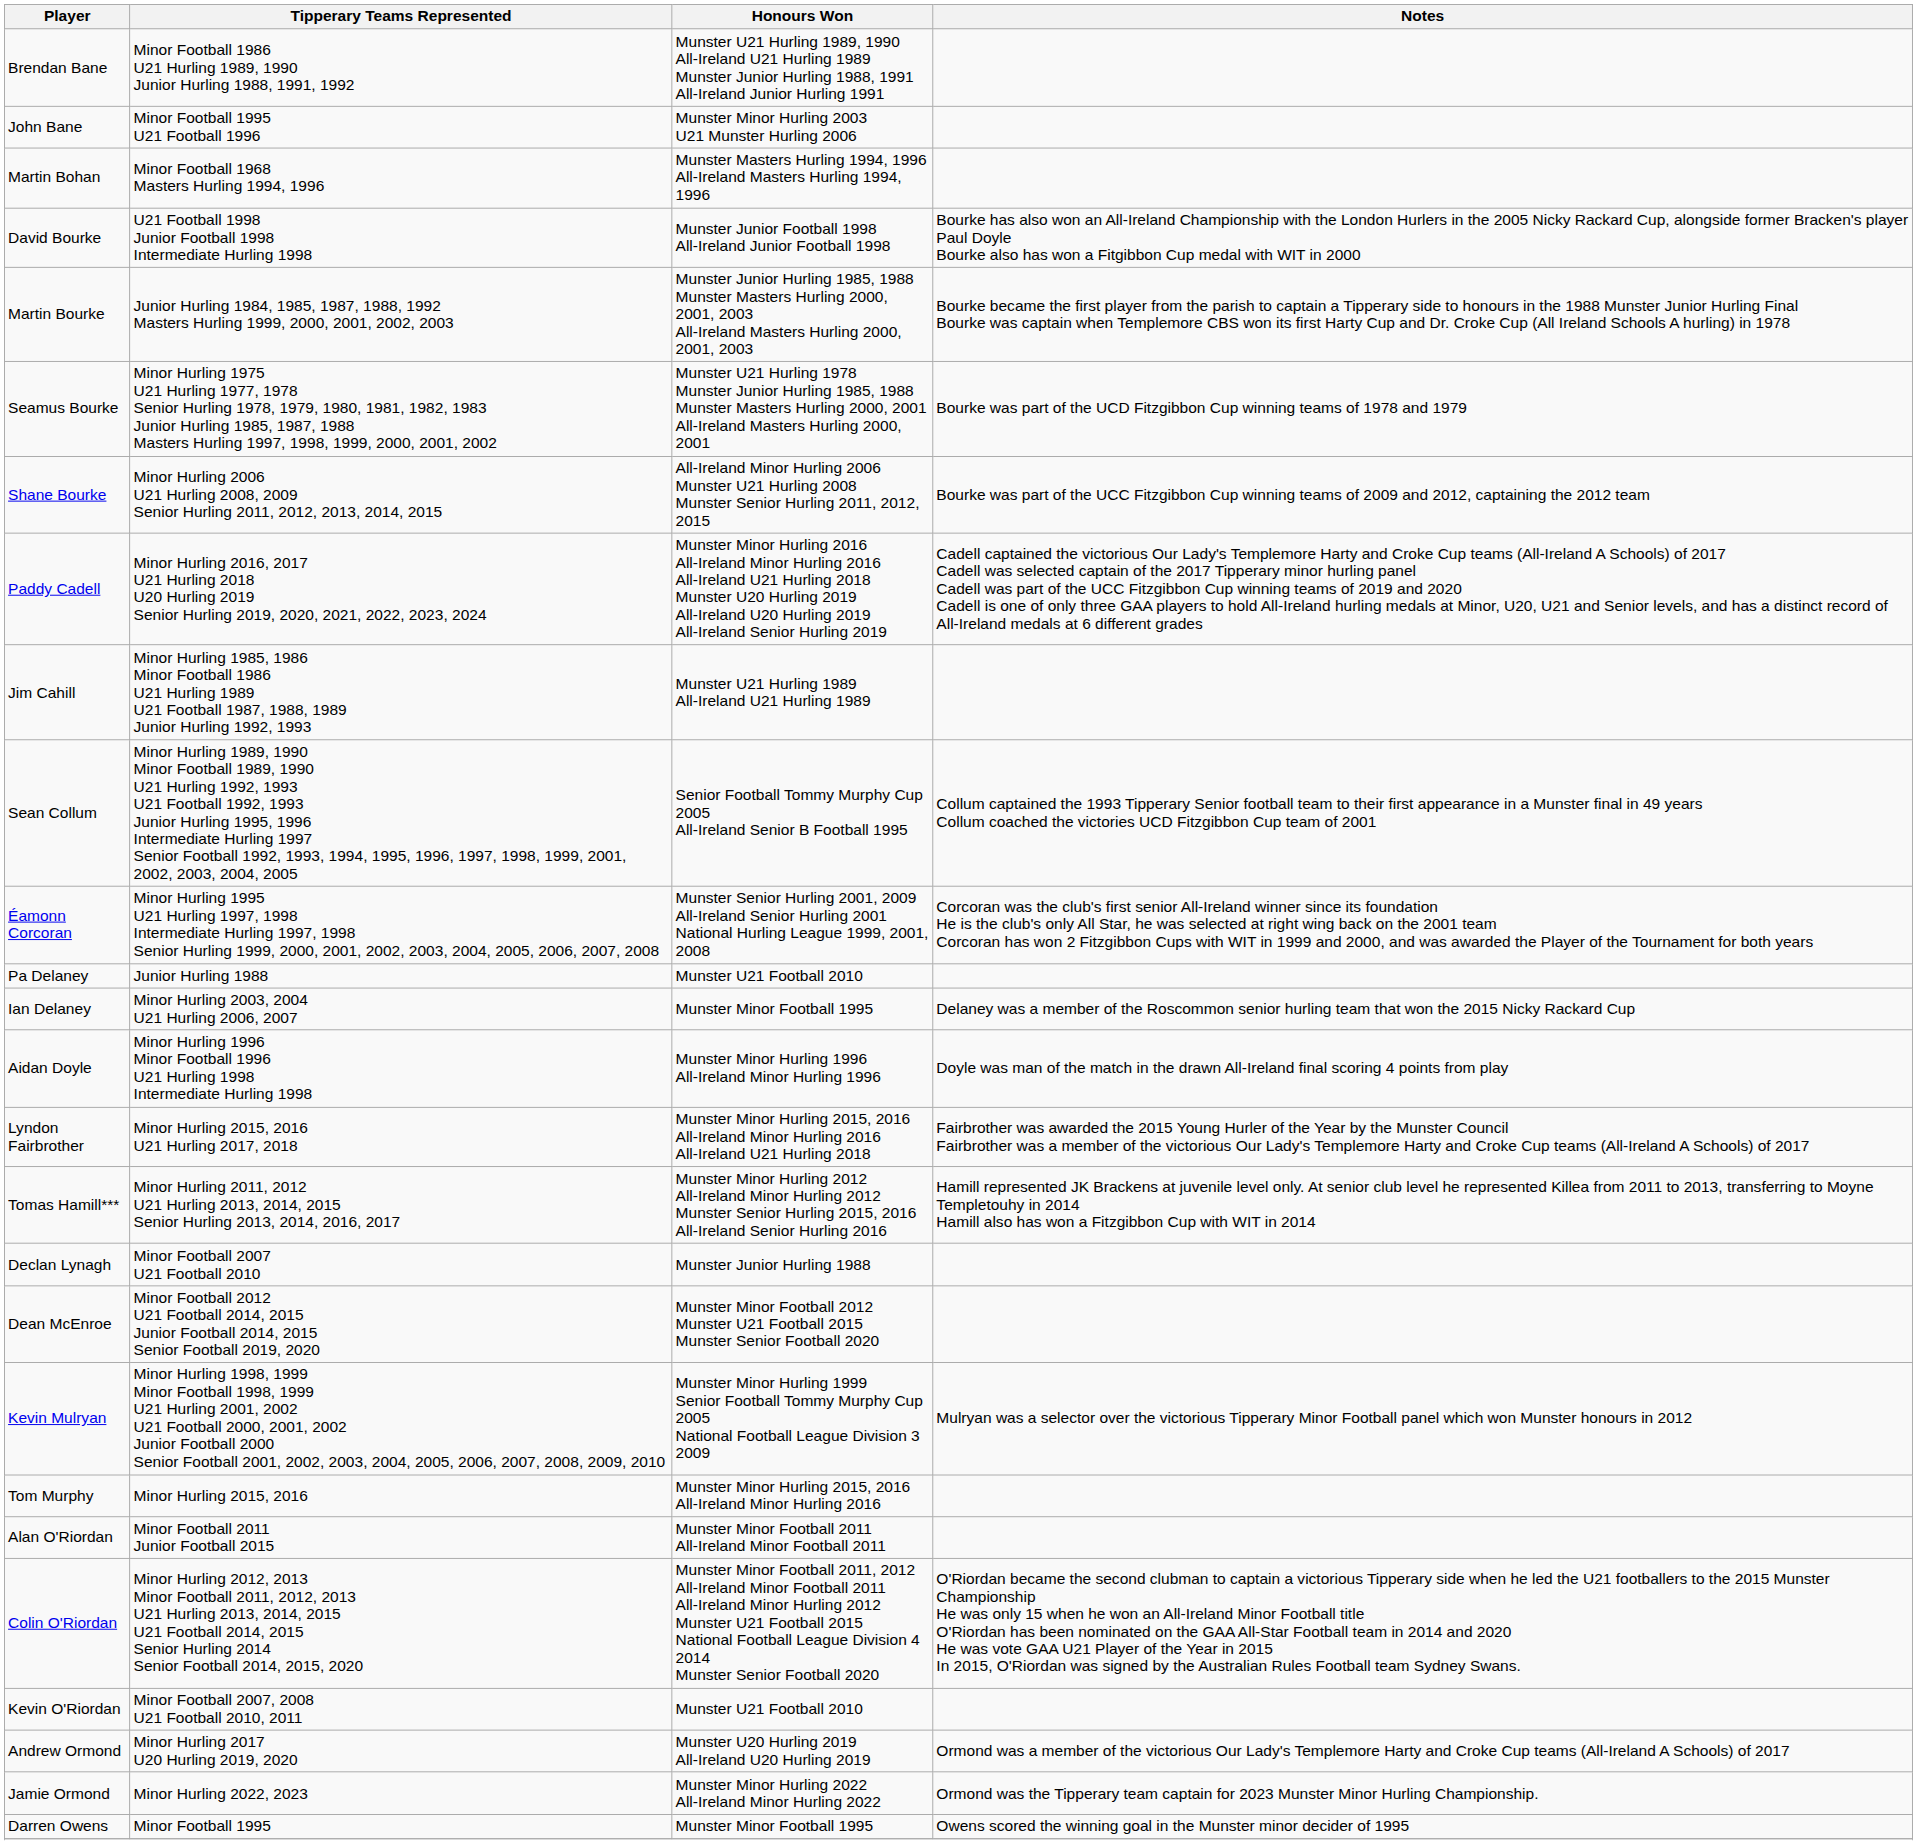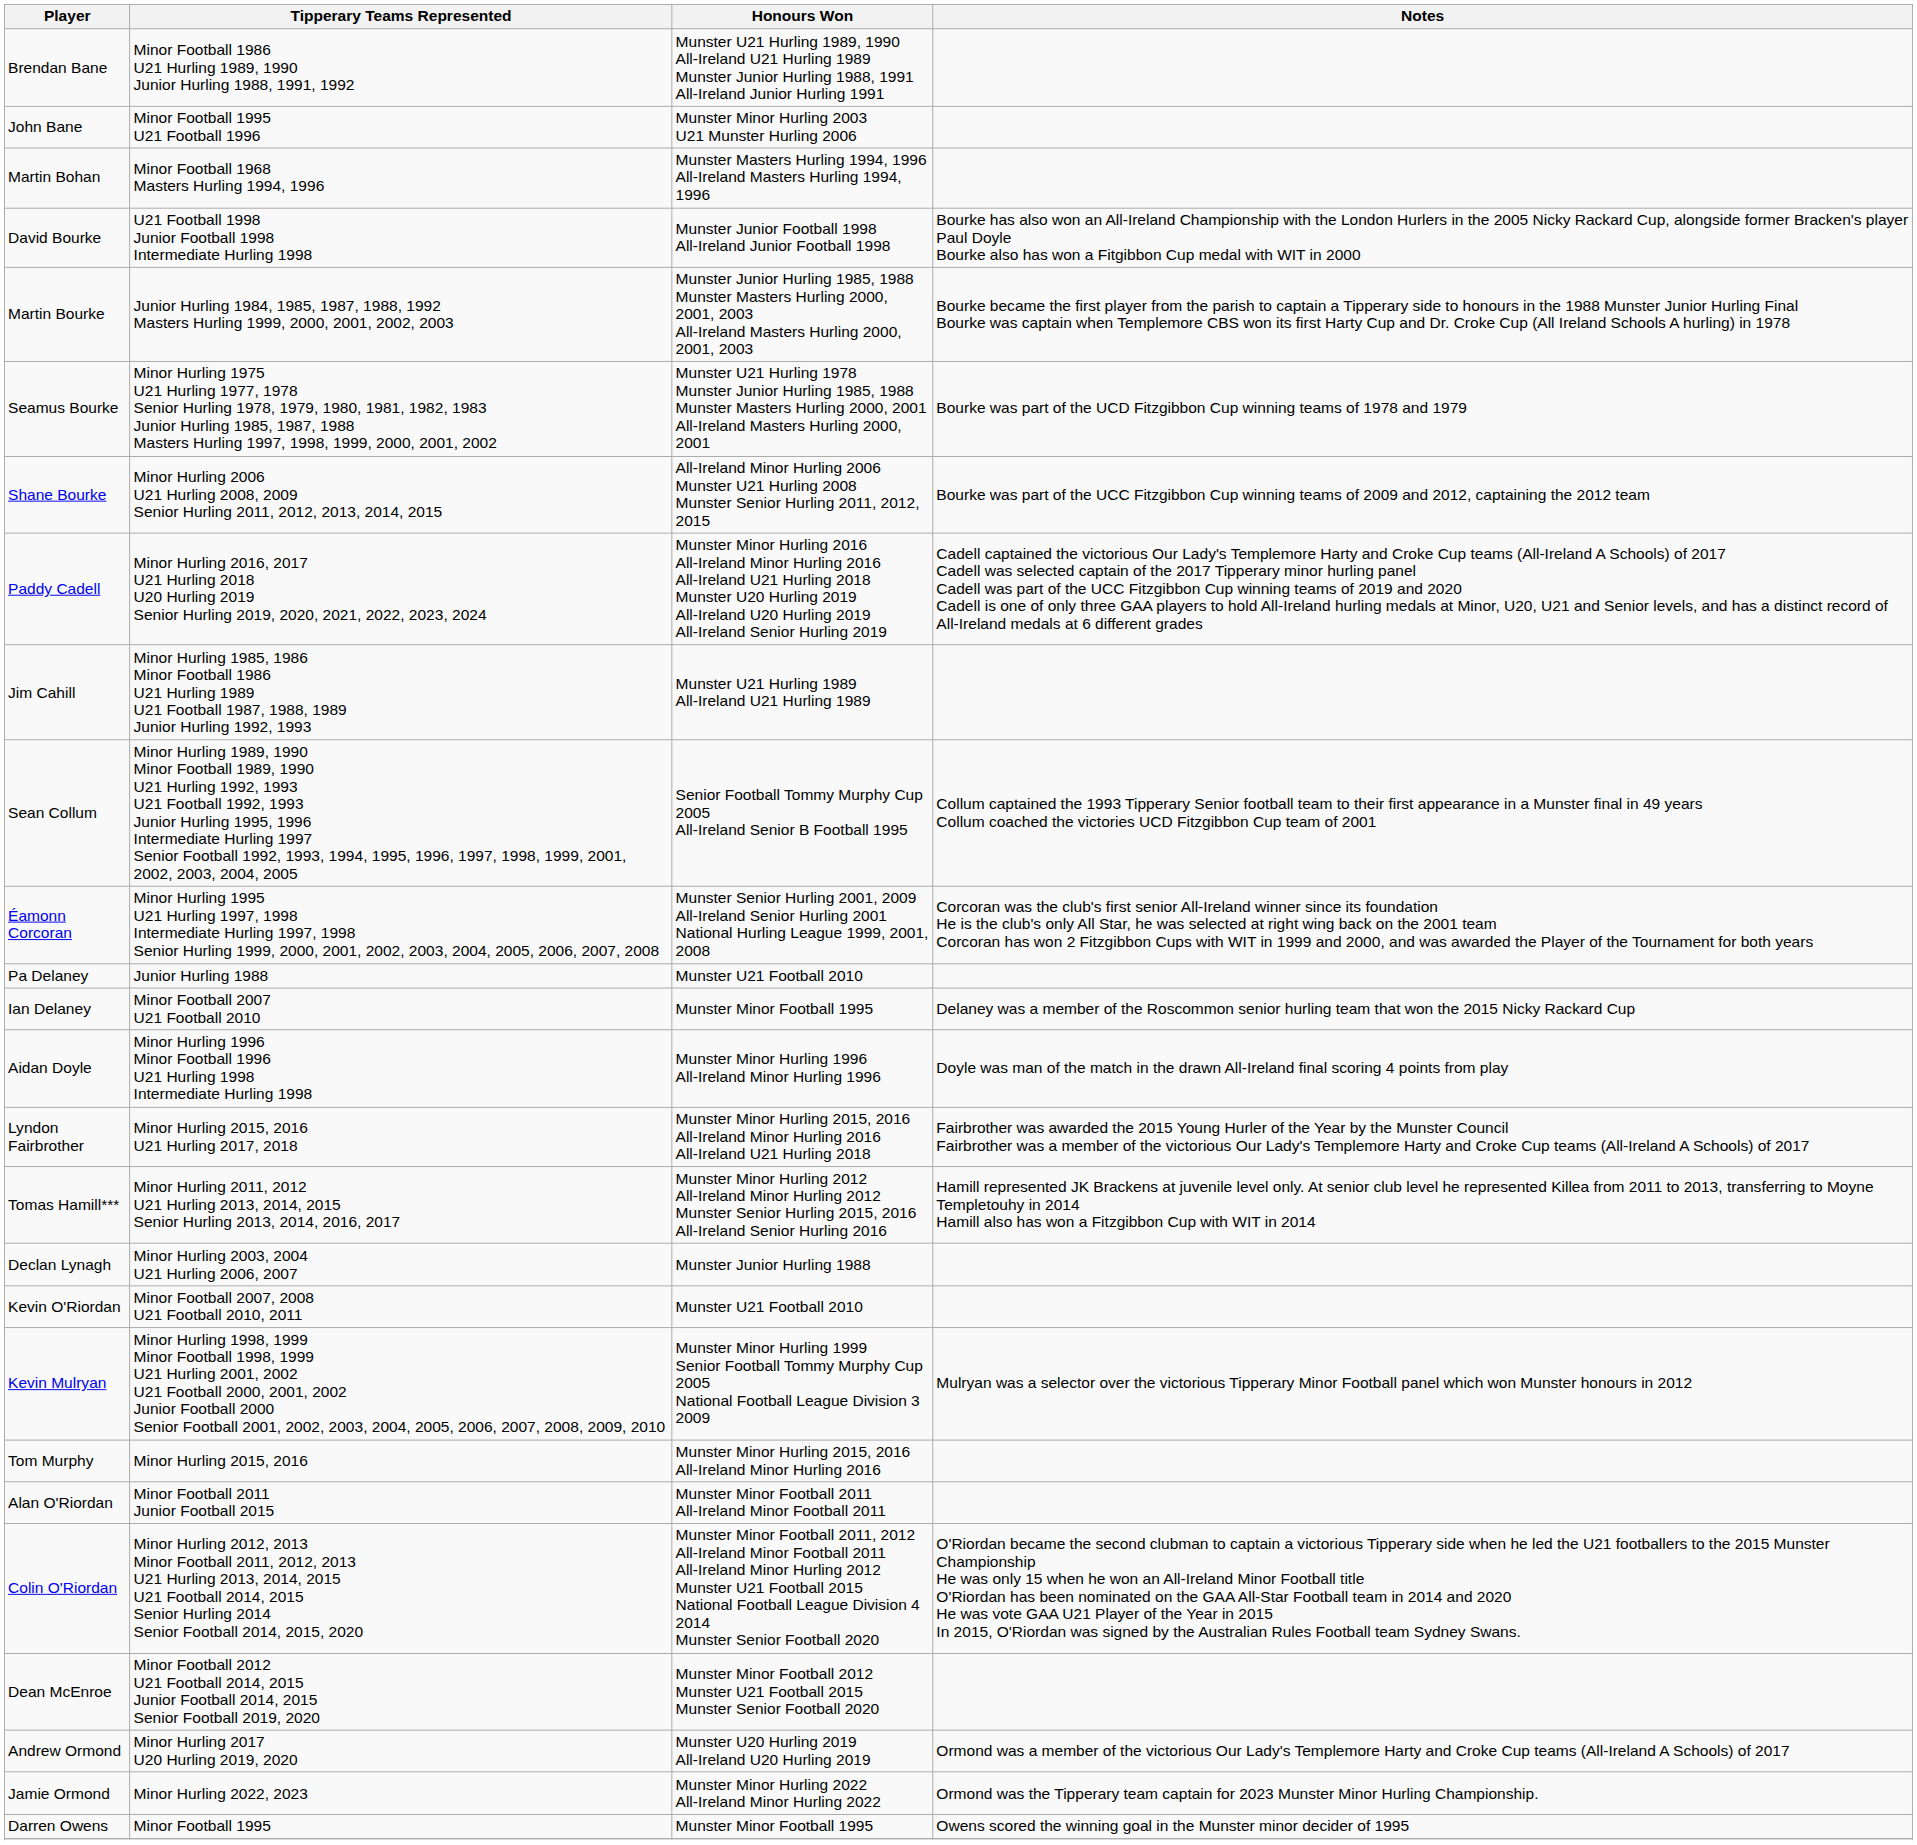(221, 1008) Minor Hurling 2003, 2004 U21 Hurling 2006, 2007 -> (202, 1008) Minor Football 2007 U21 Football 2010
(202, 1264) Minor Football 2007 U21 Football 2010 -> (221, 1264) Minor Hurling 2003, 2004 U21 Hurling 2006, 2007
rows swapped: (60, 1324) <-> (64, 1709)
